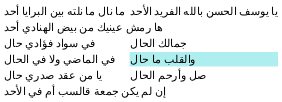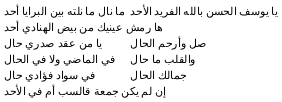rows swapped: (50, 43) <-> (53, 75)
(163, 59) paleturquoise background -> (163, 59) no background
